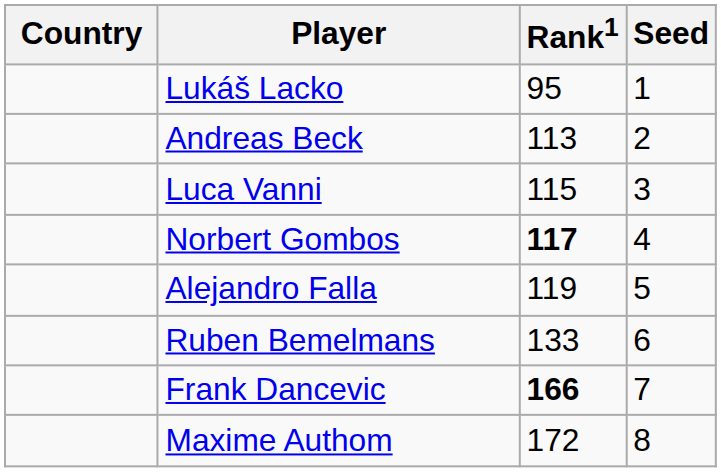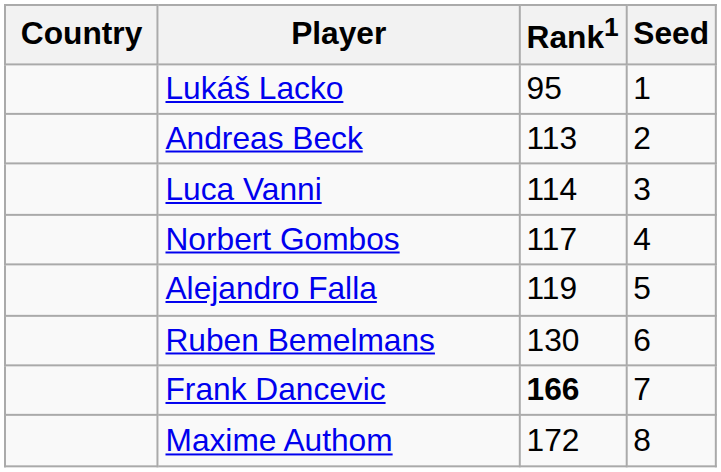(552, 188) 115 -> (552, 188) 114
(552, 239) bold -> (552, 239) normal
(553, 339) 133 -> (553, 339) 130
